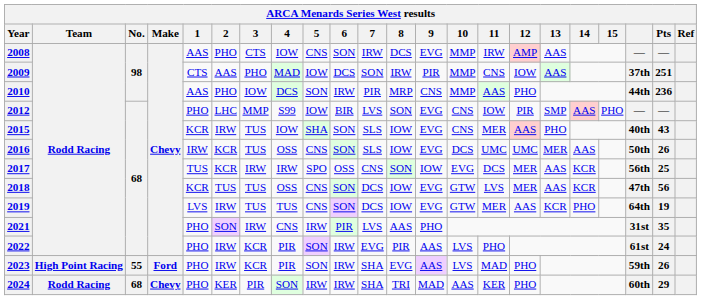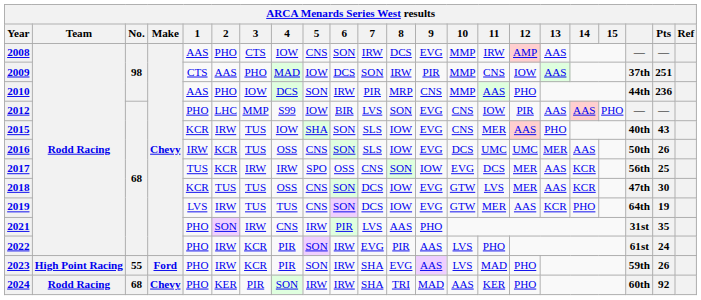(555, 110) SMP -> (555, 110) AAS
(664, 188) 56 -> (664, 188) 30
(664, 284) 29 -> (664, 284) 92
